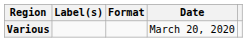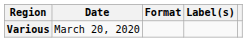columns swapped: (192, 13) <-> (79, 13)
